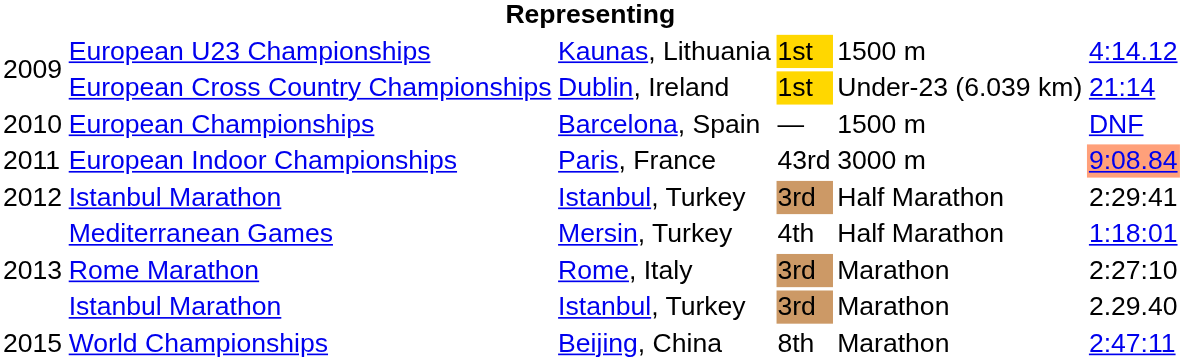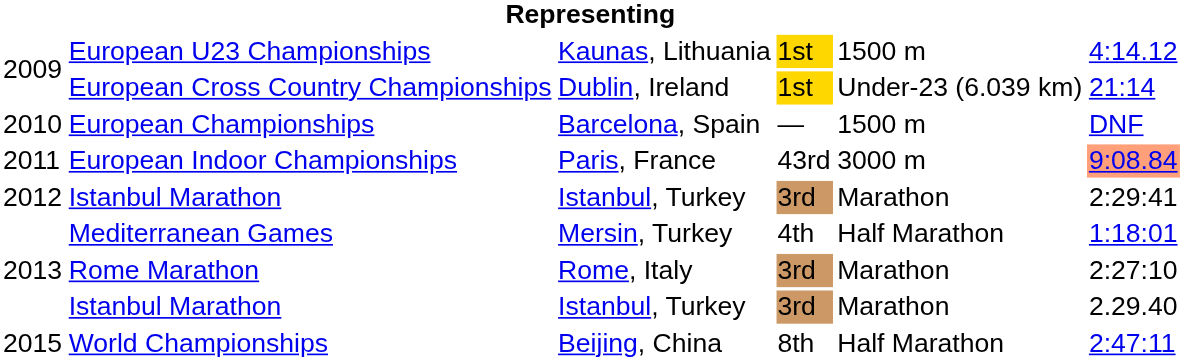(921, 197) Half Marathon -> (893, 197) Marathon
(893, 343) Marathon -> (921, 343) Half Marathon
